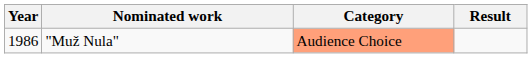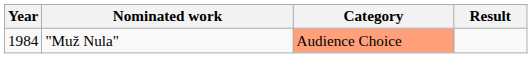(23, 40) 1986 -> (23, 40) 1984
